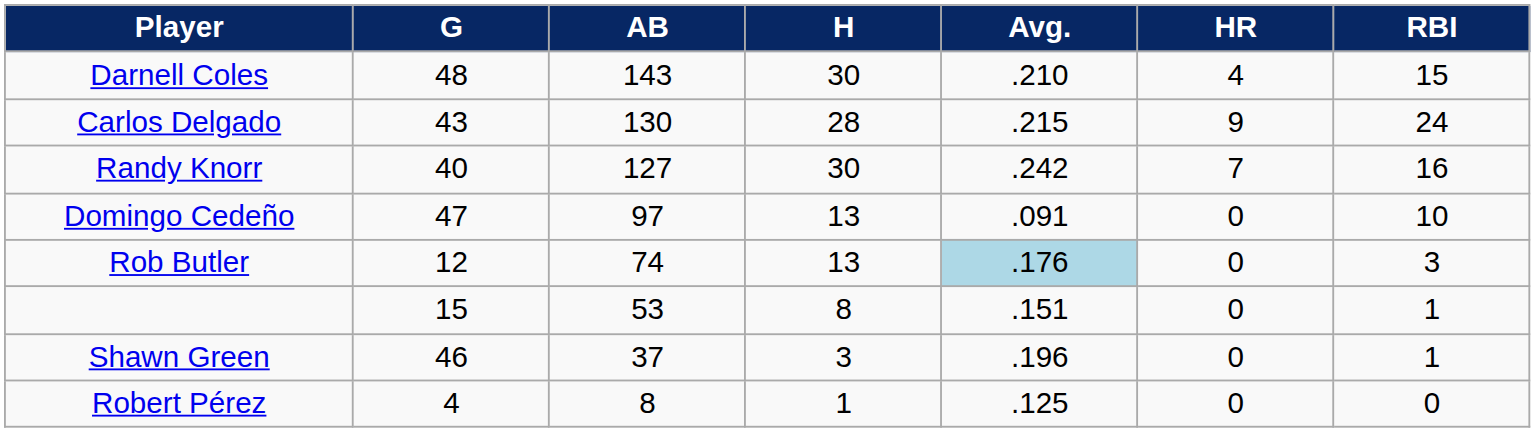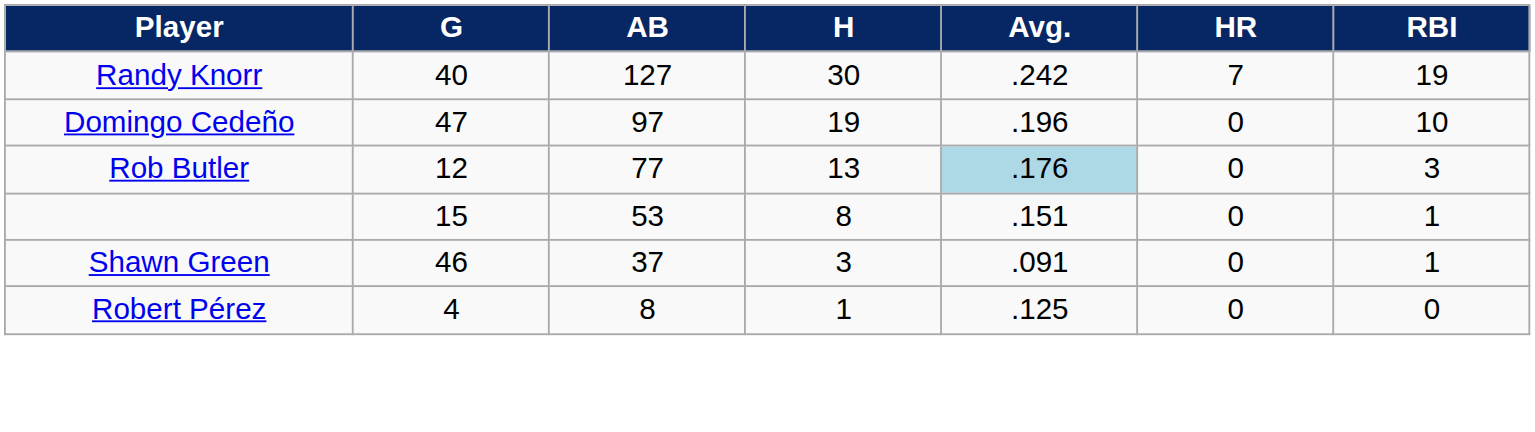- row: (179, 74)
- row: (179, 121)
(1432, 168) 16 -> (1432, 74) 19
(844, 215) 13 -> (844, 121) 19
(1040, 215) .091 -> (1040, 121) .196
(648, 262) 74 -> (648, 168) 77
(1040, 356) .196 -> (1040, 262) .091
